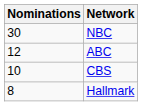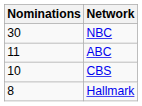(14, 52) 12 -> (13, 52) 11
